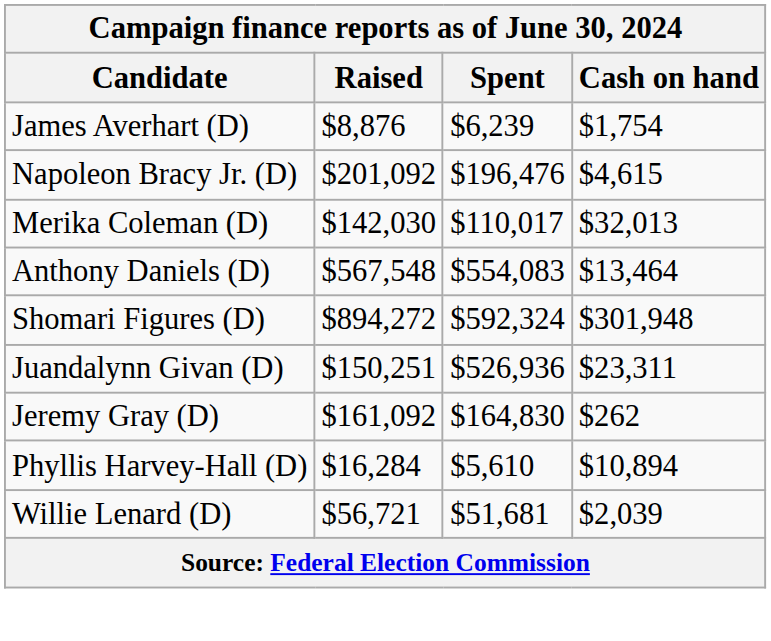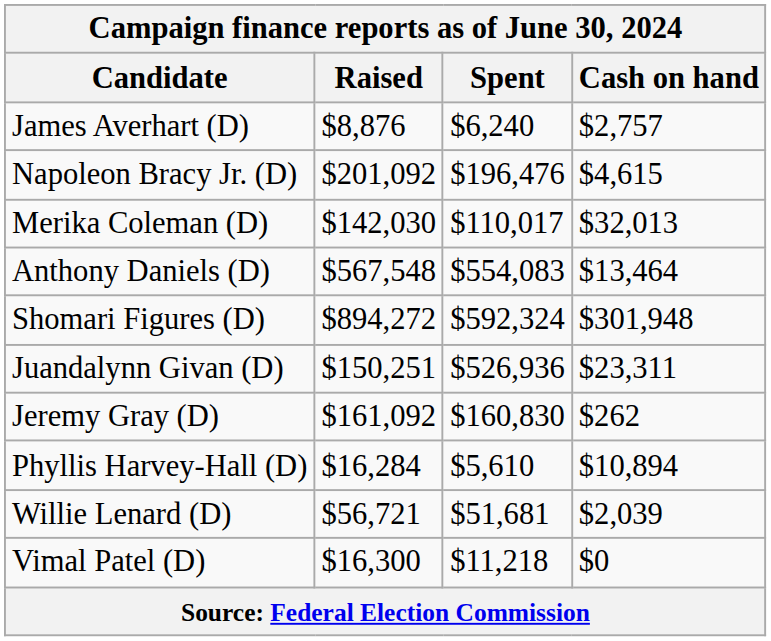(492, 125) $6,239 -> (492, 125) $6,240
(621, 125) $1,754 -> (621, 125) $2,757
(507, 416) $164,830 -> (507, 416) $160,830
+ row: (109, 561)
